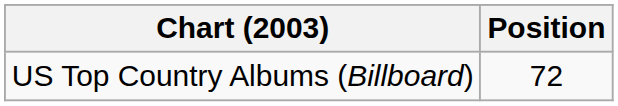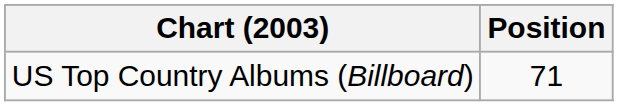(546, 75) 72 -> (546, 75) 71
